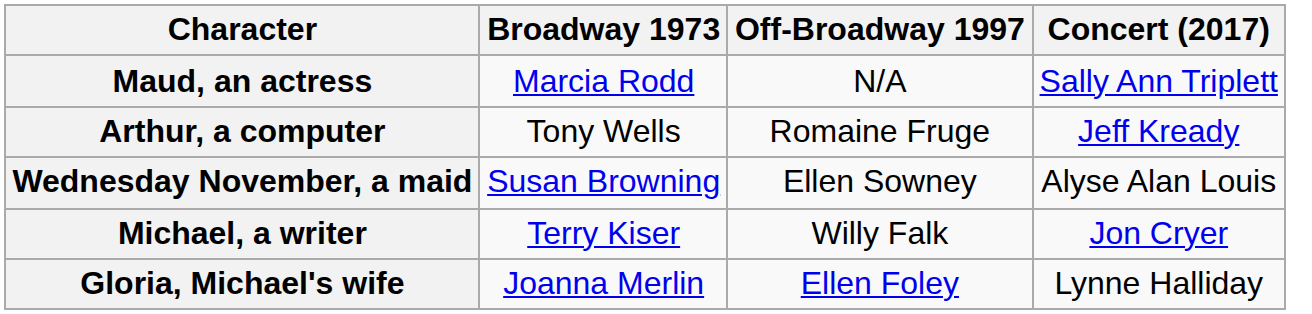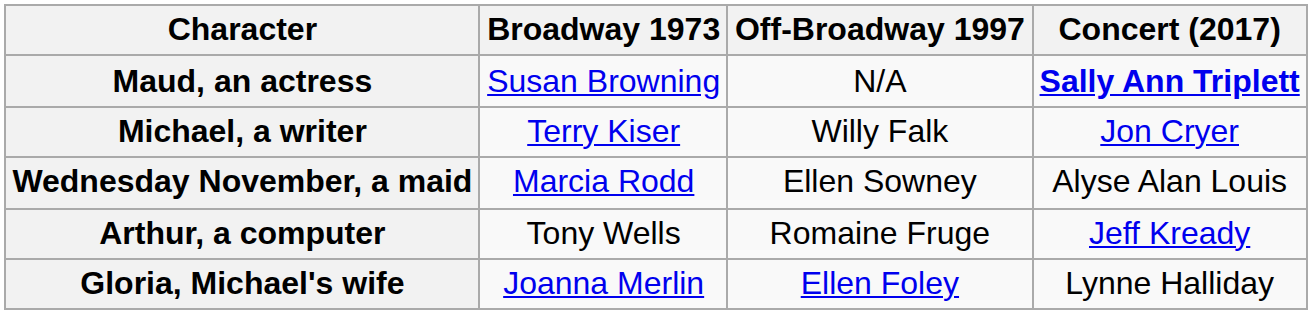(604, 80) Marcia Rodd -> (604, 80) Susan Browning
(1159, 80) normal -> (1170, 80) bold
rows swapped: (242, 232) <-> (242, 131)
(604, 182) Susan Browning -> (604, 182) Marcia Rodd
